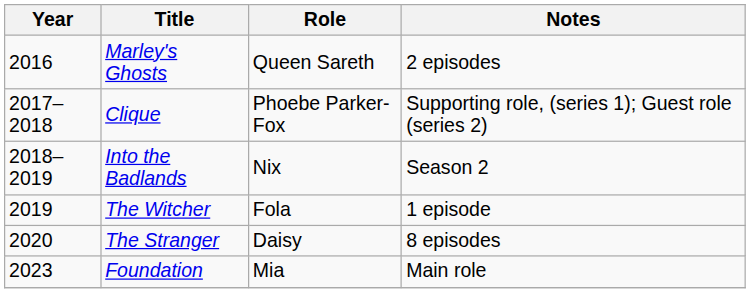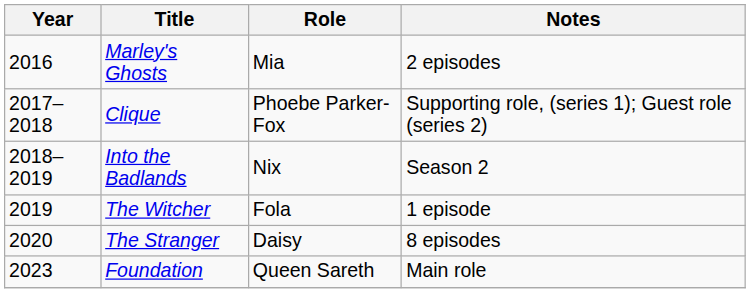(314, 61) Queen Sareth -> (269, 61) Mia
(269, 271) Mia -> (314, 271) Queen Sareth
